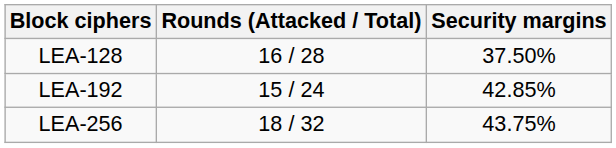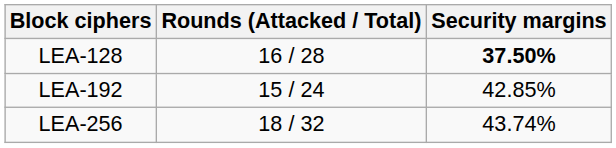(519, 55) normal -> (519, 55) bold
(519, 124) 43.75% -> (519, 124) 43.74%
